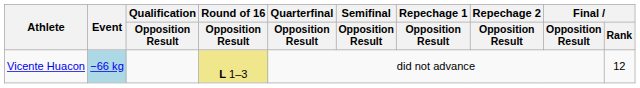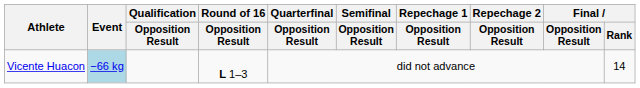(233, 74) khaki background -> (233, 74) no background
(619, 67) 12 -> (619, 67) 14
